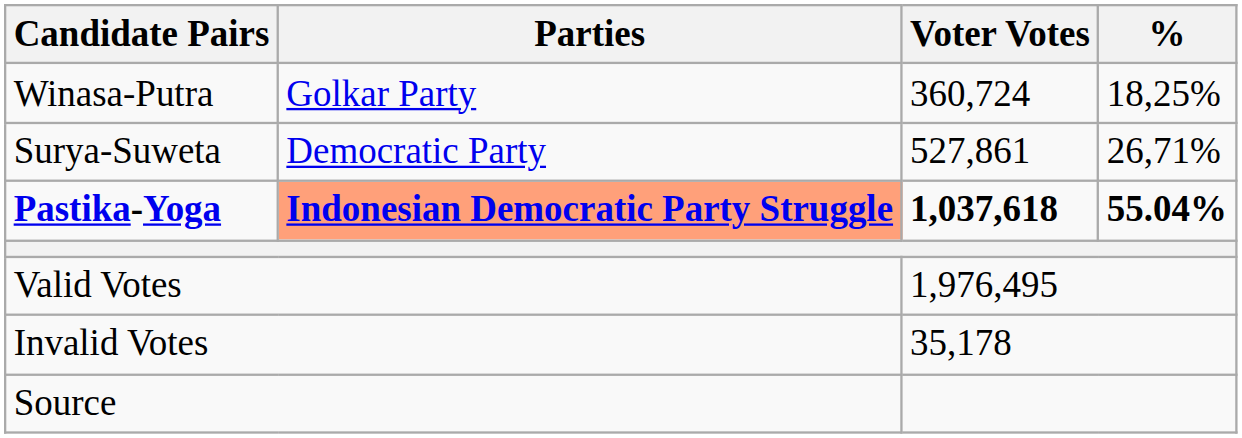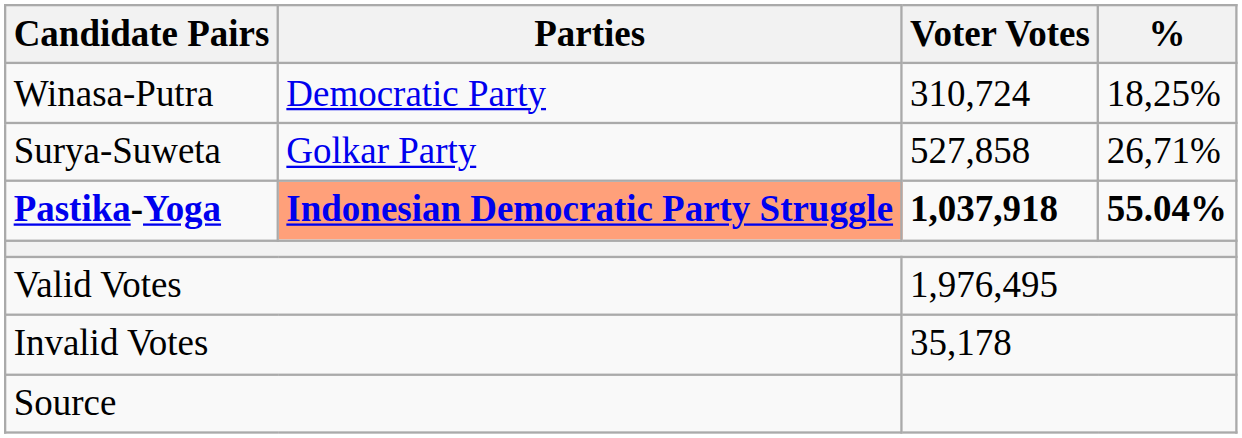(381, 92) Golkar Party -> (416, 92) Democratic Party
(970, 92) 360,724 -> (970, 92) 310,724
(416, 151) Democratic Party -> (381, 151) Golkar Party
(970, 151) 527,861 -> (970, 151) 527,858
(984, 209) 1,037,618 -> (984, 209) 1,037,918
